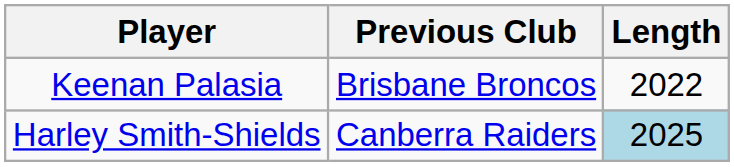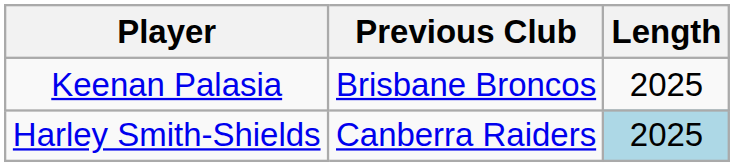(667, 84) 2022 -> (667, 84) 2025
